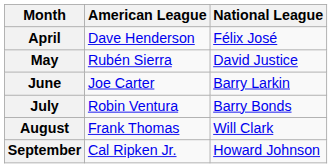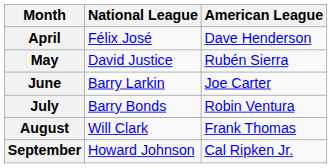columns swapped: (147, 15) <-> (268, 15)
